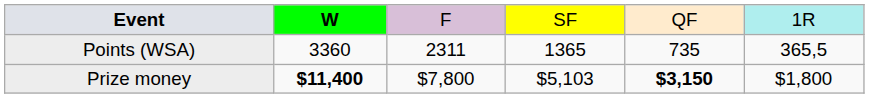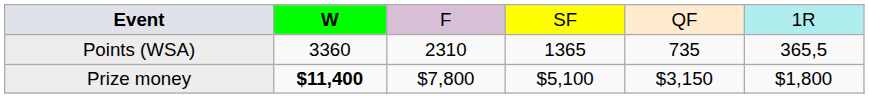(446, 49) 2311 -> (446, 49) 2310
(565, 79) $5,103 -> (565, 79) $5,100
(684, 79) bold -> (684, 79) normal
